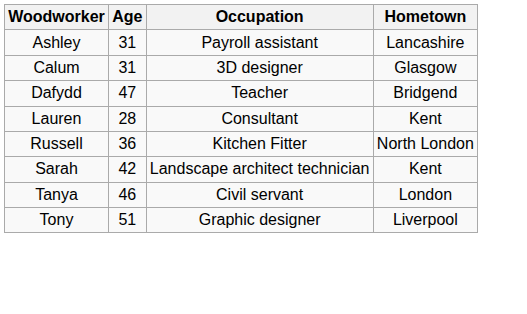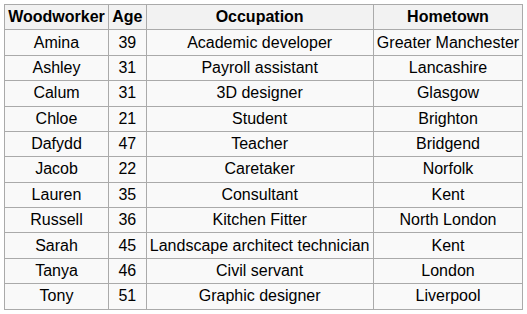+ row: (56, 42)
+ row: (56, 118)
+ row: (56, 169)
(127, 118) 28 -> (127, 194) 35
(127, 169) 42 -> (127, 245) 45
